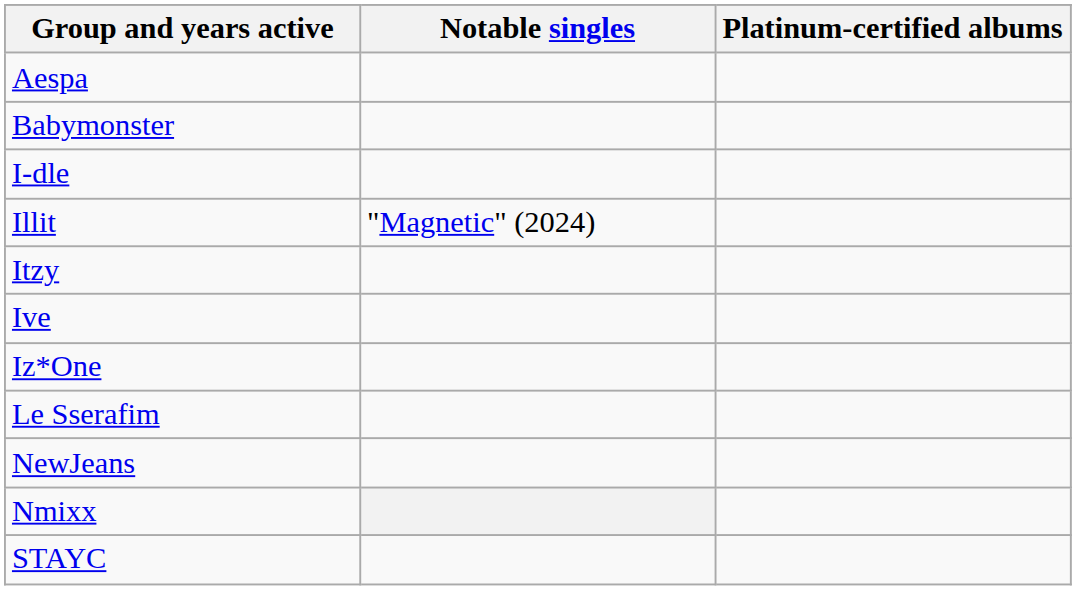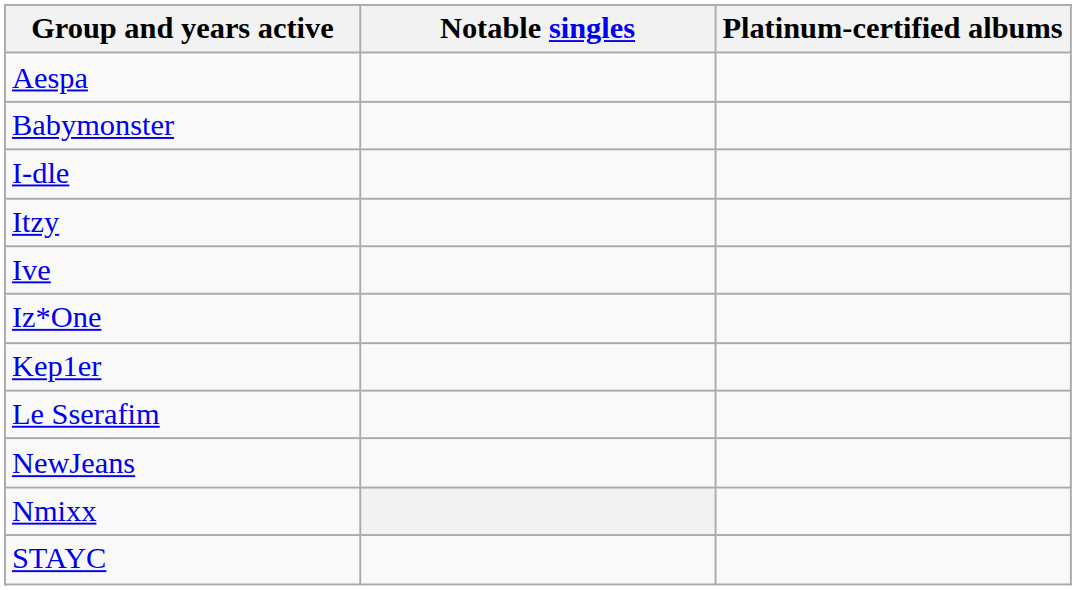- row: (34, 221)
+ row: (57, 366)
